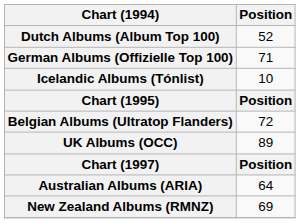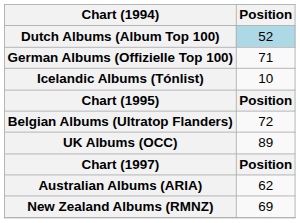(266, 36) no background -> (266, 36) lightblue background
(266, 185) 64 -> (266, 185) 62
